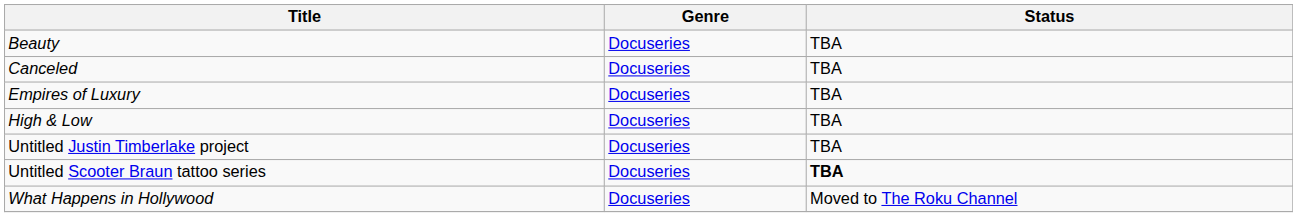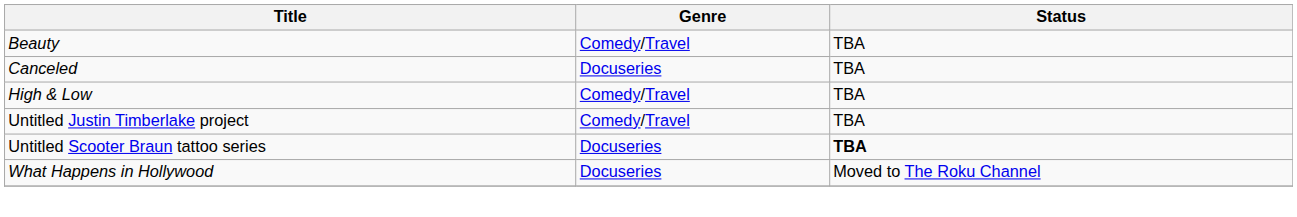(649, 43) Docuseries -> (635, 43) Comedy/Travel
- row: (74, 95)
(649, 120) Docuseries -> (635, 95) Comedy/Travel
(649, 146) Docuseries -> (635, 120) Comedy/Travel
